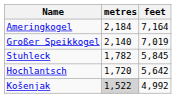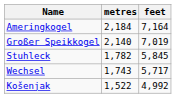+ row: (26, 71)
- row: (37, 71)
(118, 86) lightgrey background -> (118, 86) no background
